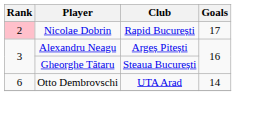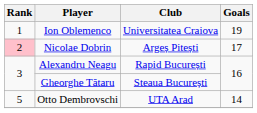+ row: (78, 30)
(160, 30) Rapid București -> (171, 47) Argeș Pitești
(160, 47) Argeș Pitești -> (171, 64) Rapid București
(20, 82) 6 -> (20, 99) 5
